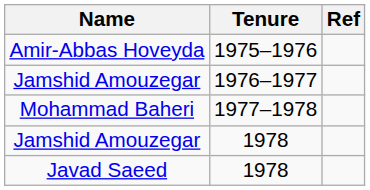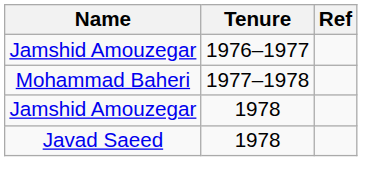- row: (107, 49)
